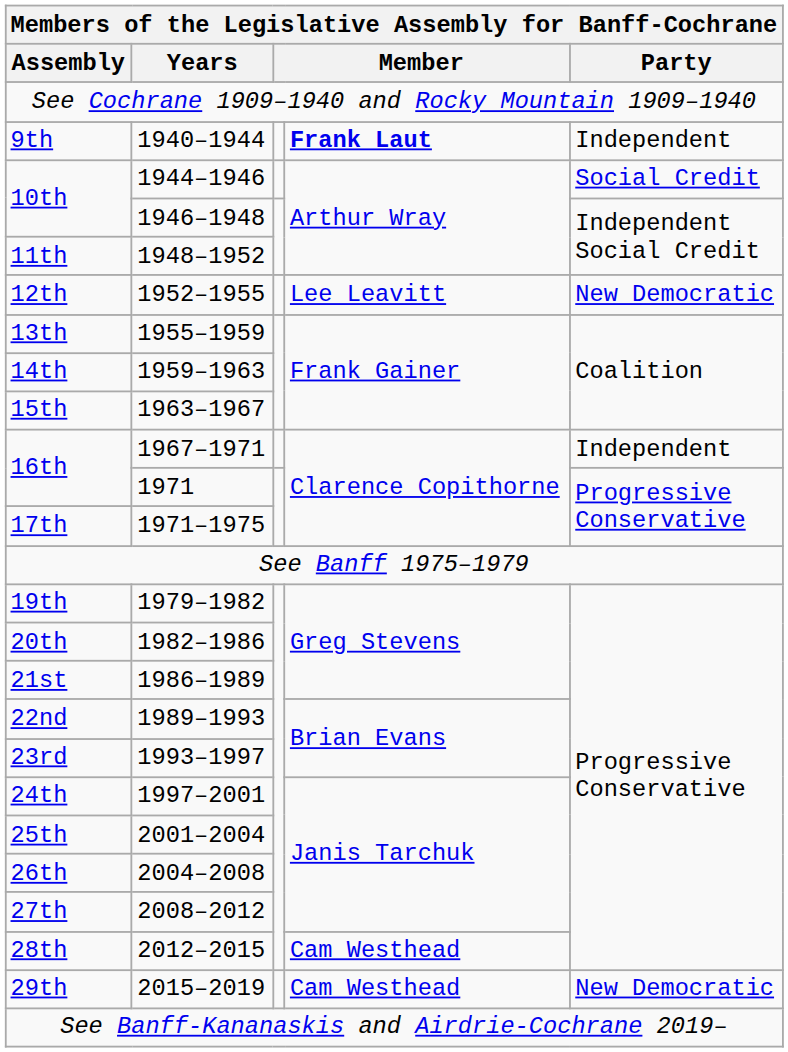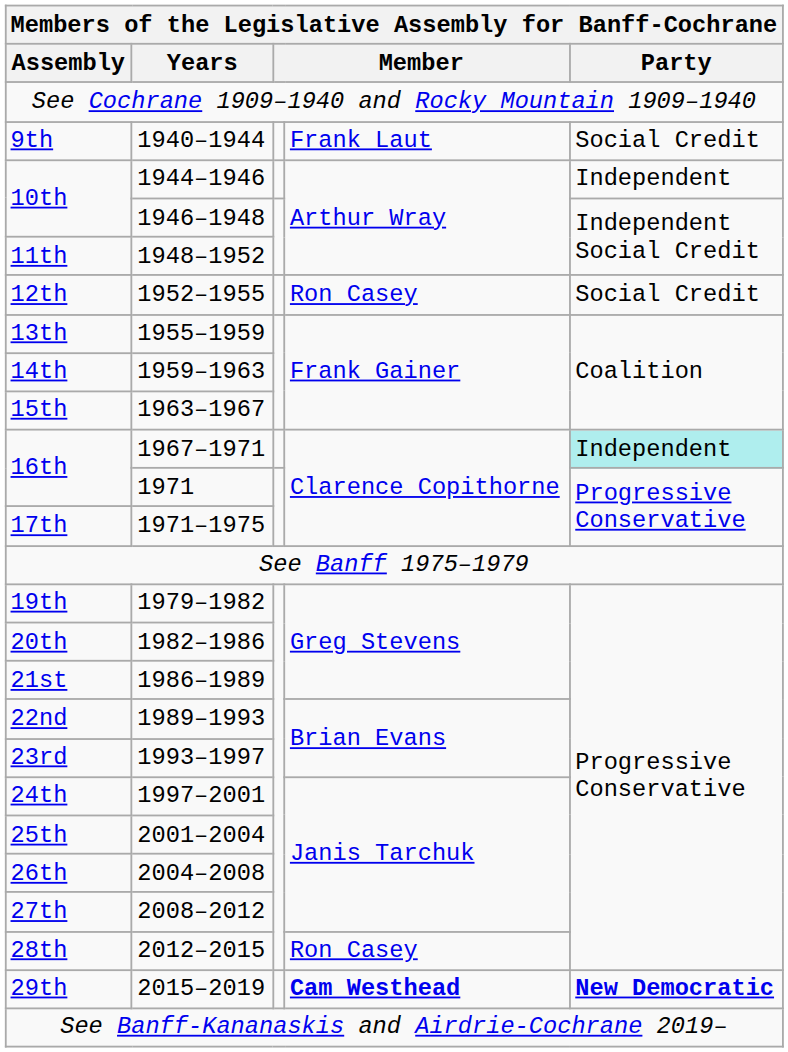(361, 141) bold -> (361, 141) normal
(653, 141) Independent -> (668, 141) Social Credit
(668, 179) Social Credit -> (653, 179) Independent
(368, 295) Lee Leavitt -> (354, 295) Ron Casey
(675, 295) New Democratic -> (668, 295) Social Credit
(653, 449) no background -> (653, 449) paleturquoise background
(375, 950) Cam Westhead -> (354, 950) Ron Casey
(375, 989) normal -> (375, 989) bold
(675, 989) normal -> (675, 989) bold
